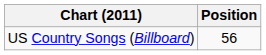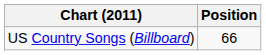(229, 38) 56 -> (229, 38) 66
